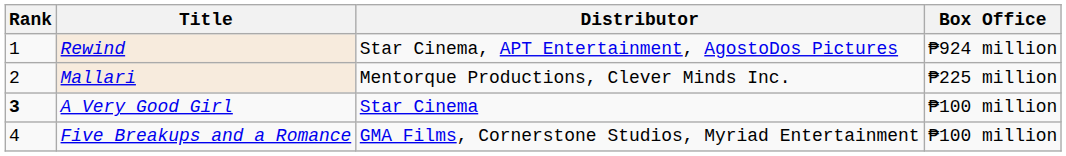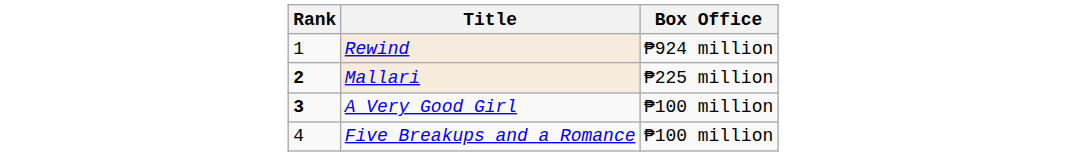- column: (640, 19)
(14, 78) normal -> (299, 78) bold
